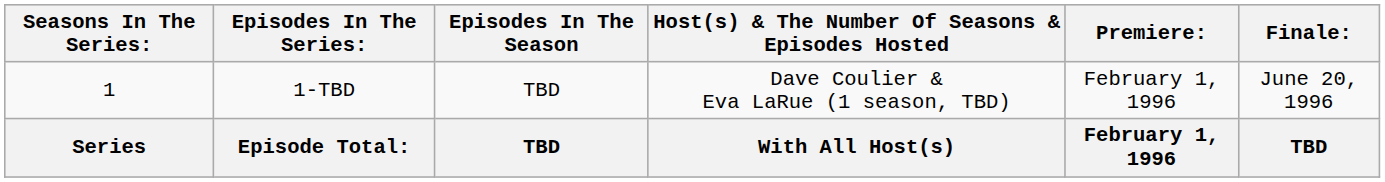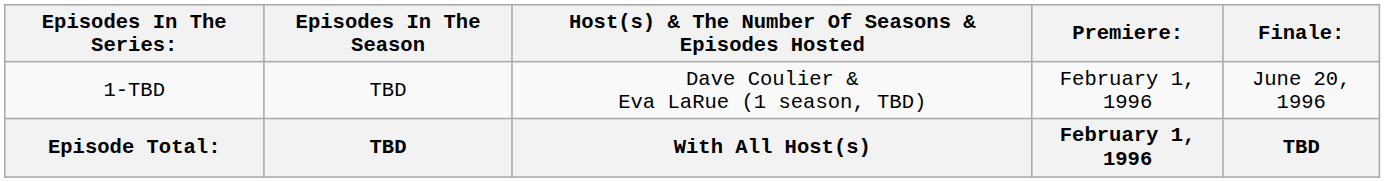- column: (109, 33)
